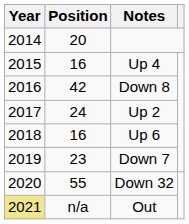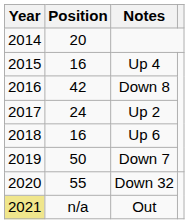(78, 159) 23 -> (78, 159) 50
